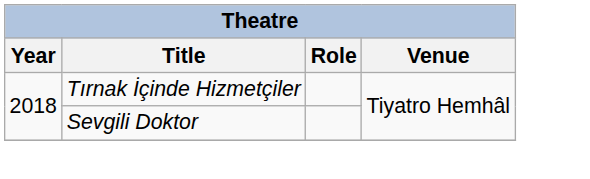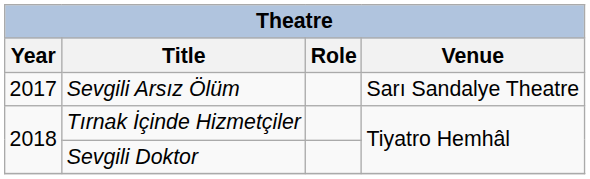+ row: (153, 88)
